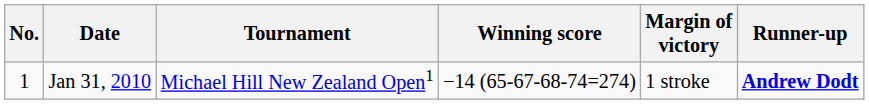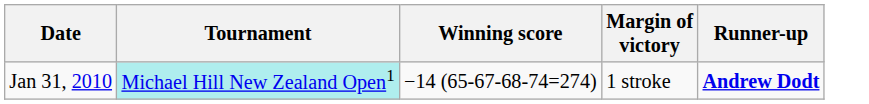- column: (24, 33)
(297, 80) no background -> (258, 80) paleturquoise background
